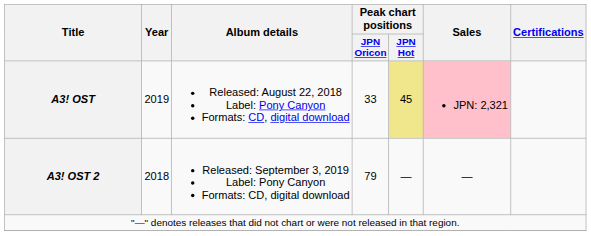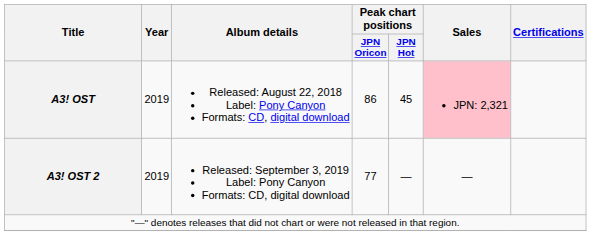(370, 99) 33 -> (370, 99) 86
(406, 99) khaki background -> (406, 99) no background
(157, 176) 2018 -> (157, 176) 2019
(370, 176) 79 -> (370, 176) 77
